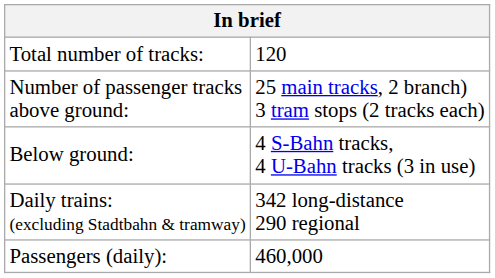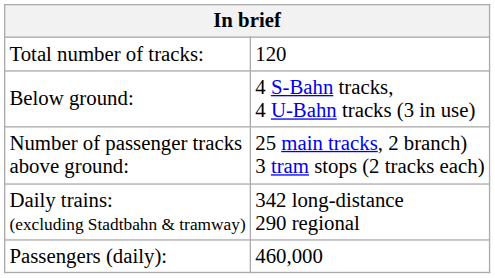rows swapped: (126, 98) <-> (72, 155)
